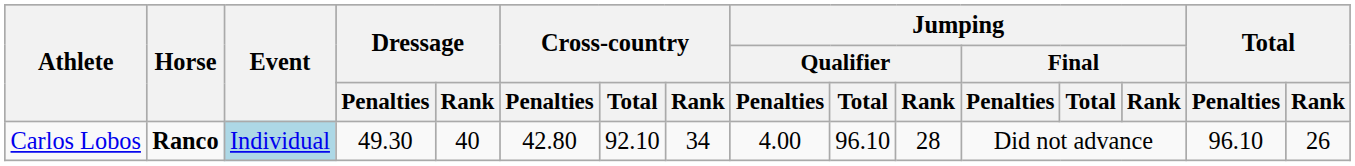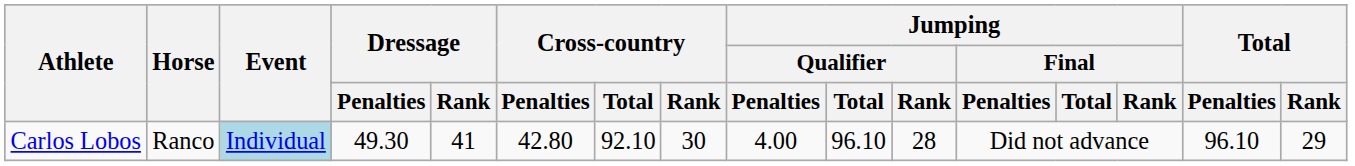(185, 141) bold -> (183, 141) normal
(467, 141) 40 -> (463, 141) 41
(698, 141) 34 -> (694, 141) 30
(1318, 141) 26 -> (1314, 141) 29
